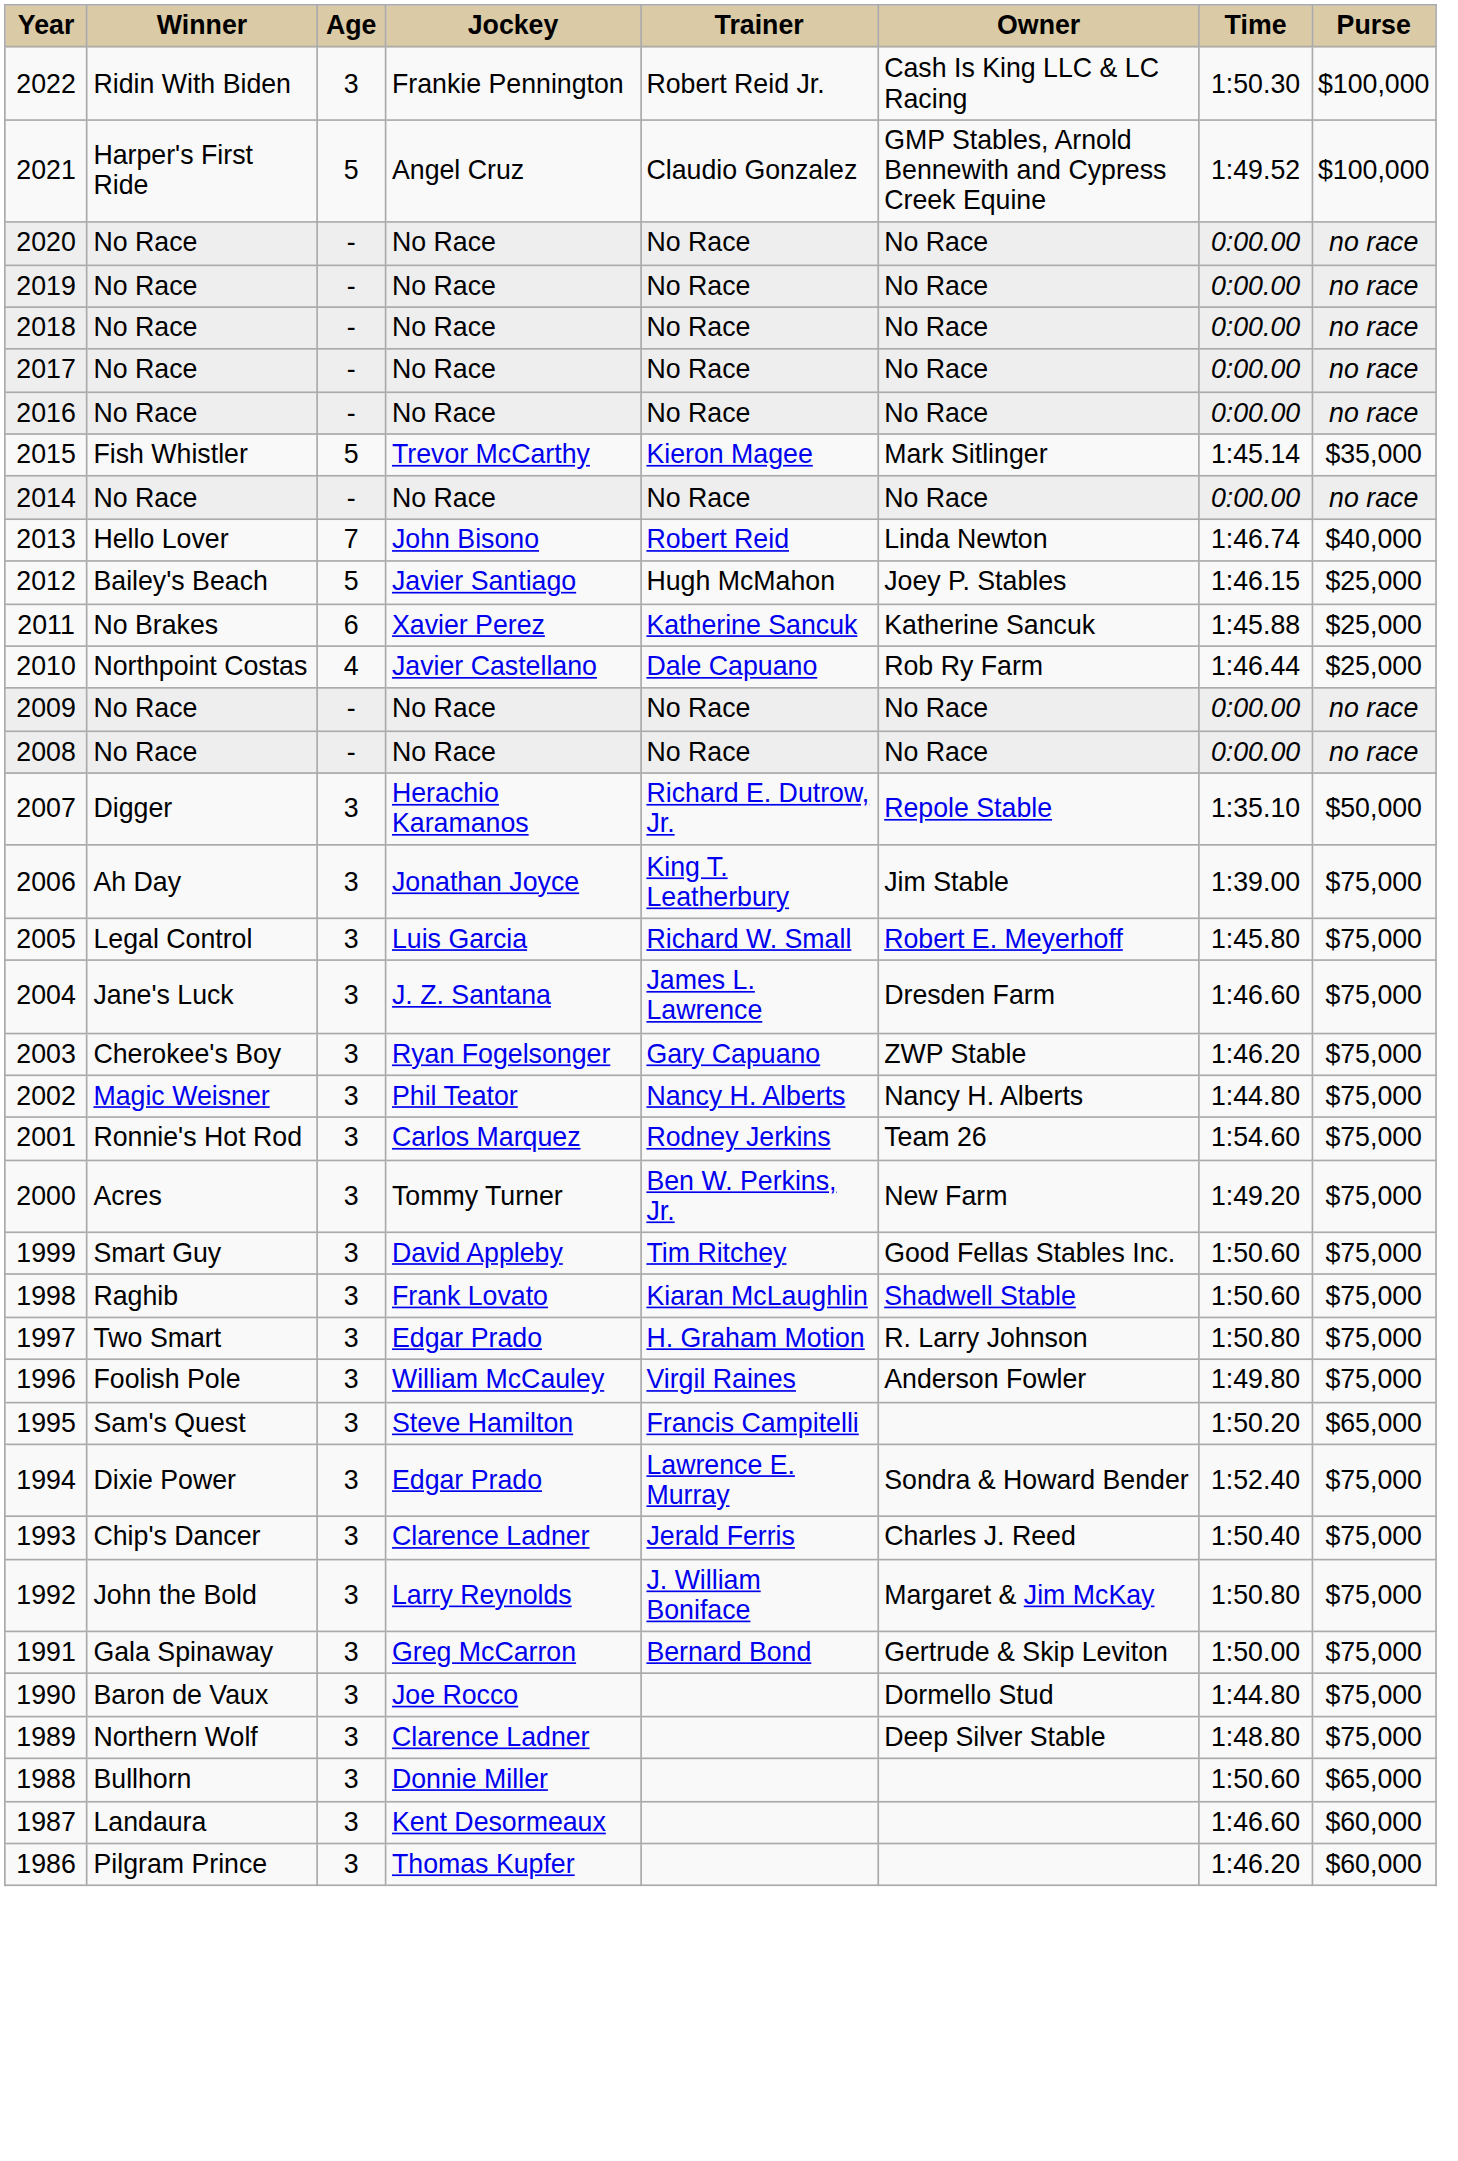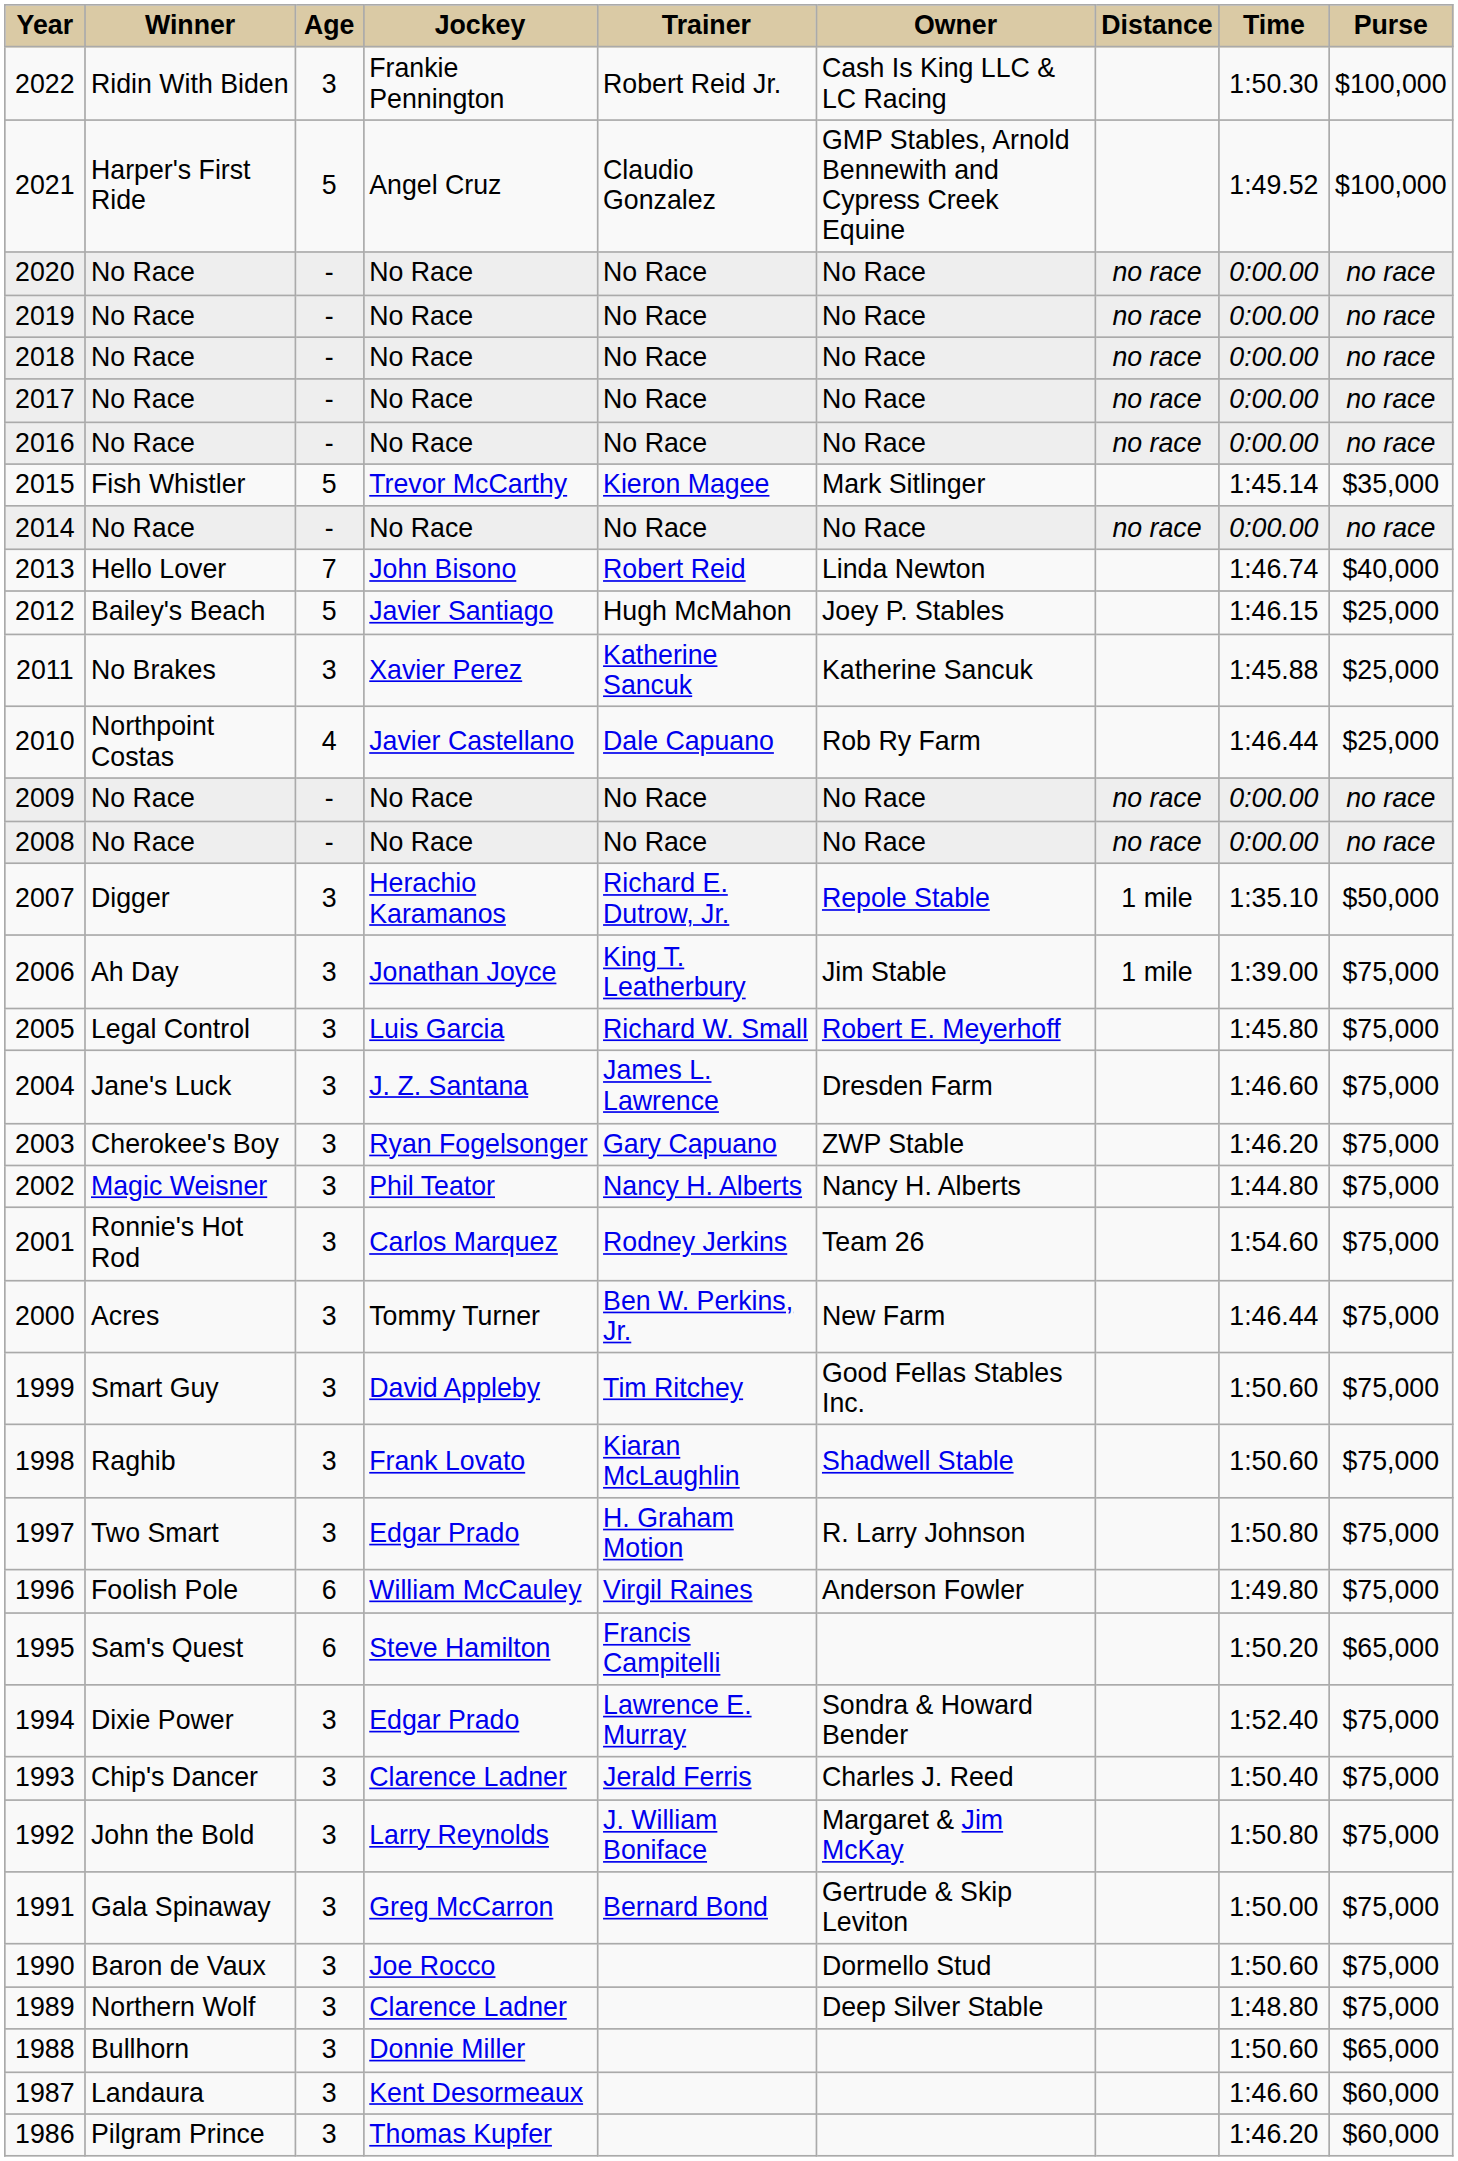+ column: (1157, 25)
(351, 624) 6 -> (329, 669) 3
(1256, 1195) 1:49.20 -> (1274, 1315) 1:46.44
(351, 1380) 3 -> (329, 1590) 6
(351, 1422) 3 -> (329, 1648) 6
(1256, 1694) 1:44.80 -> (1274, 1965) 1:50.60
